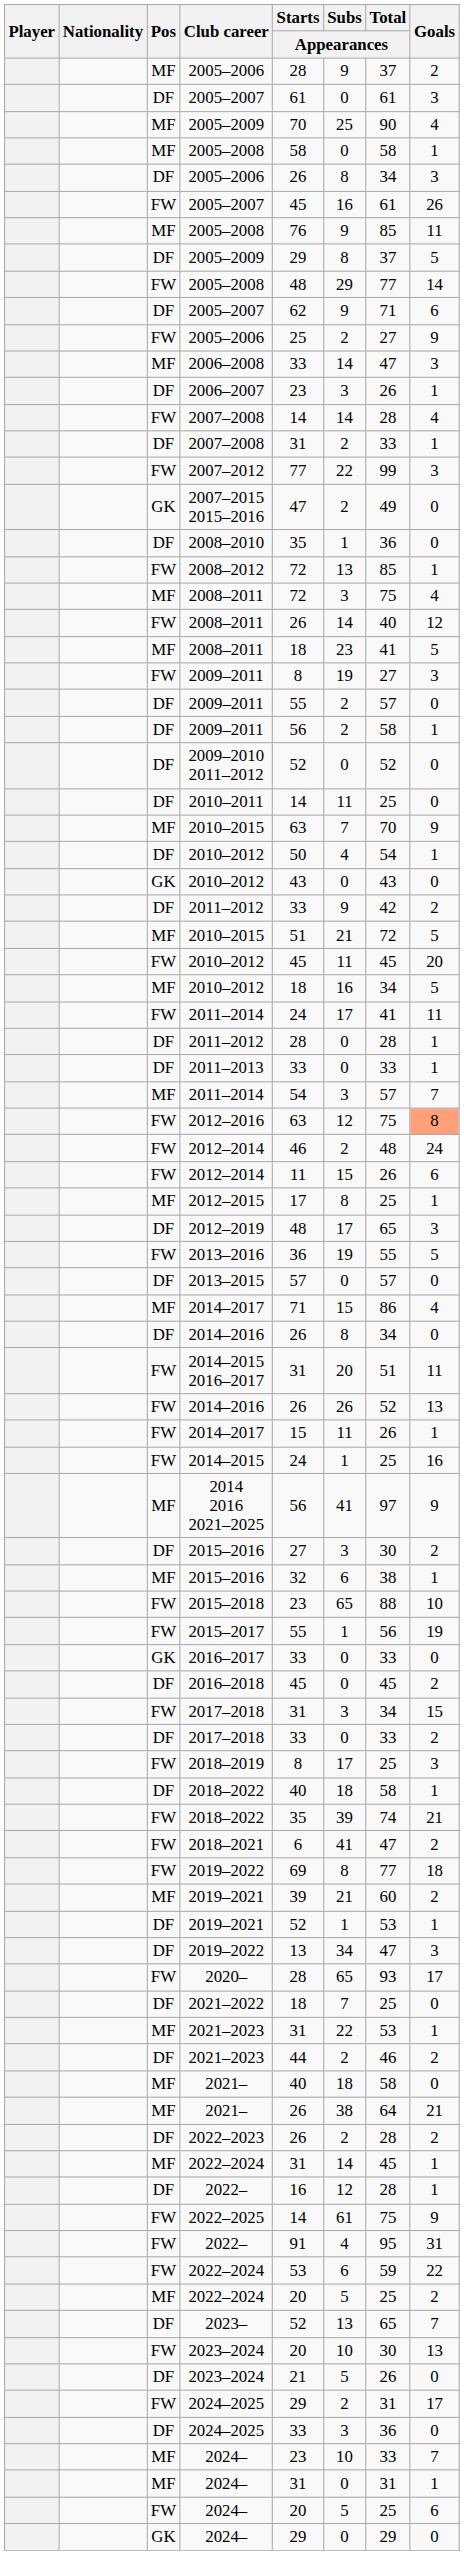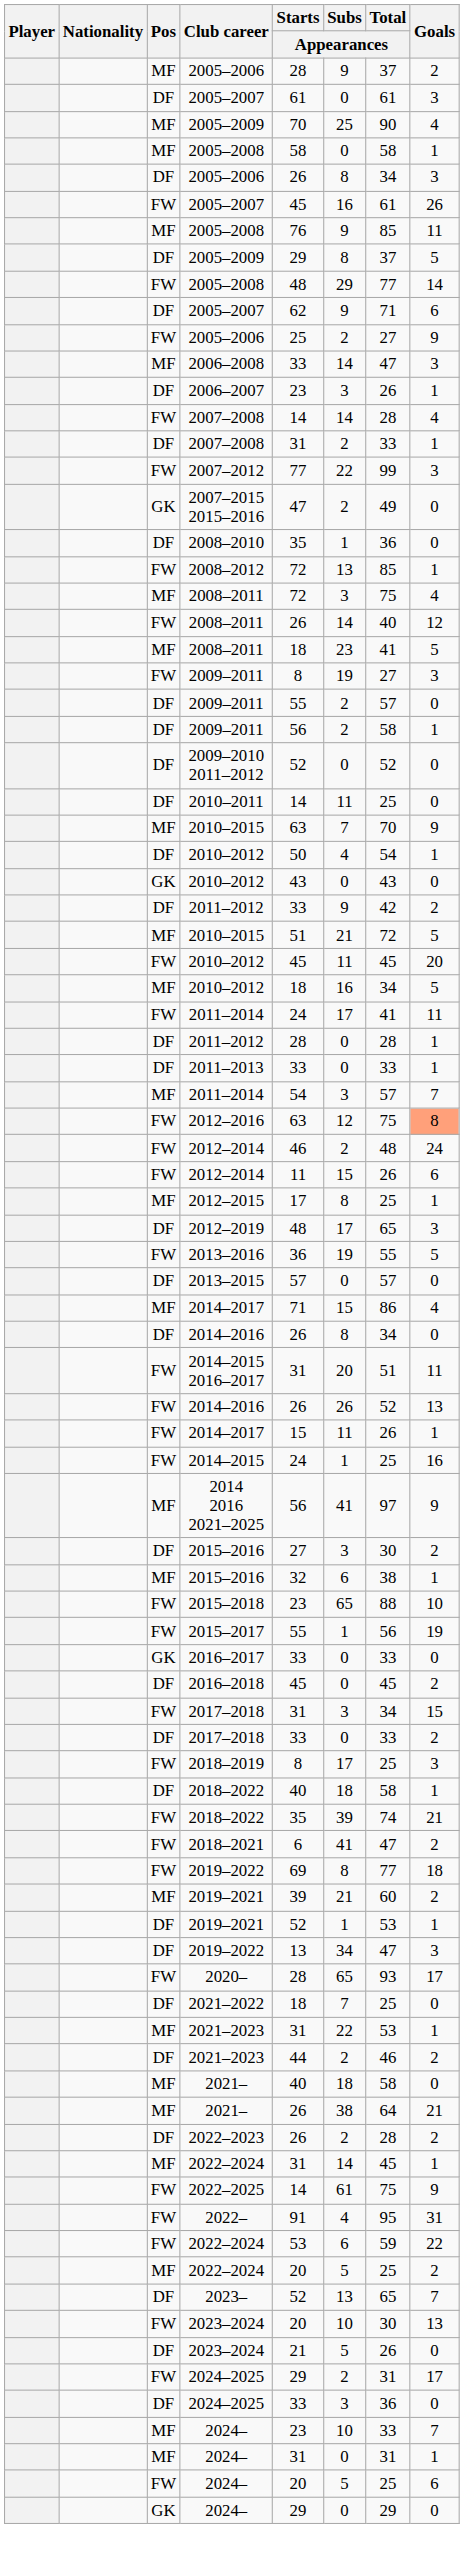- row: (163, 2190)
